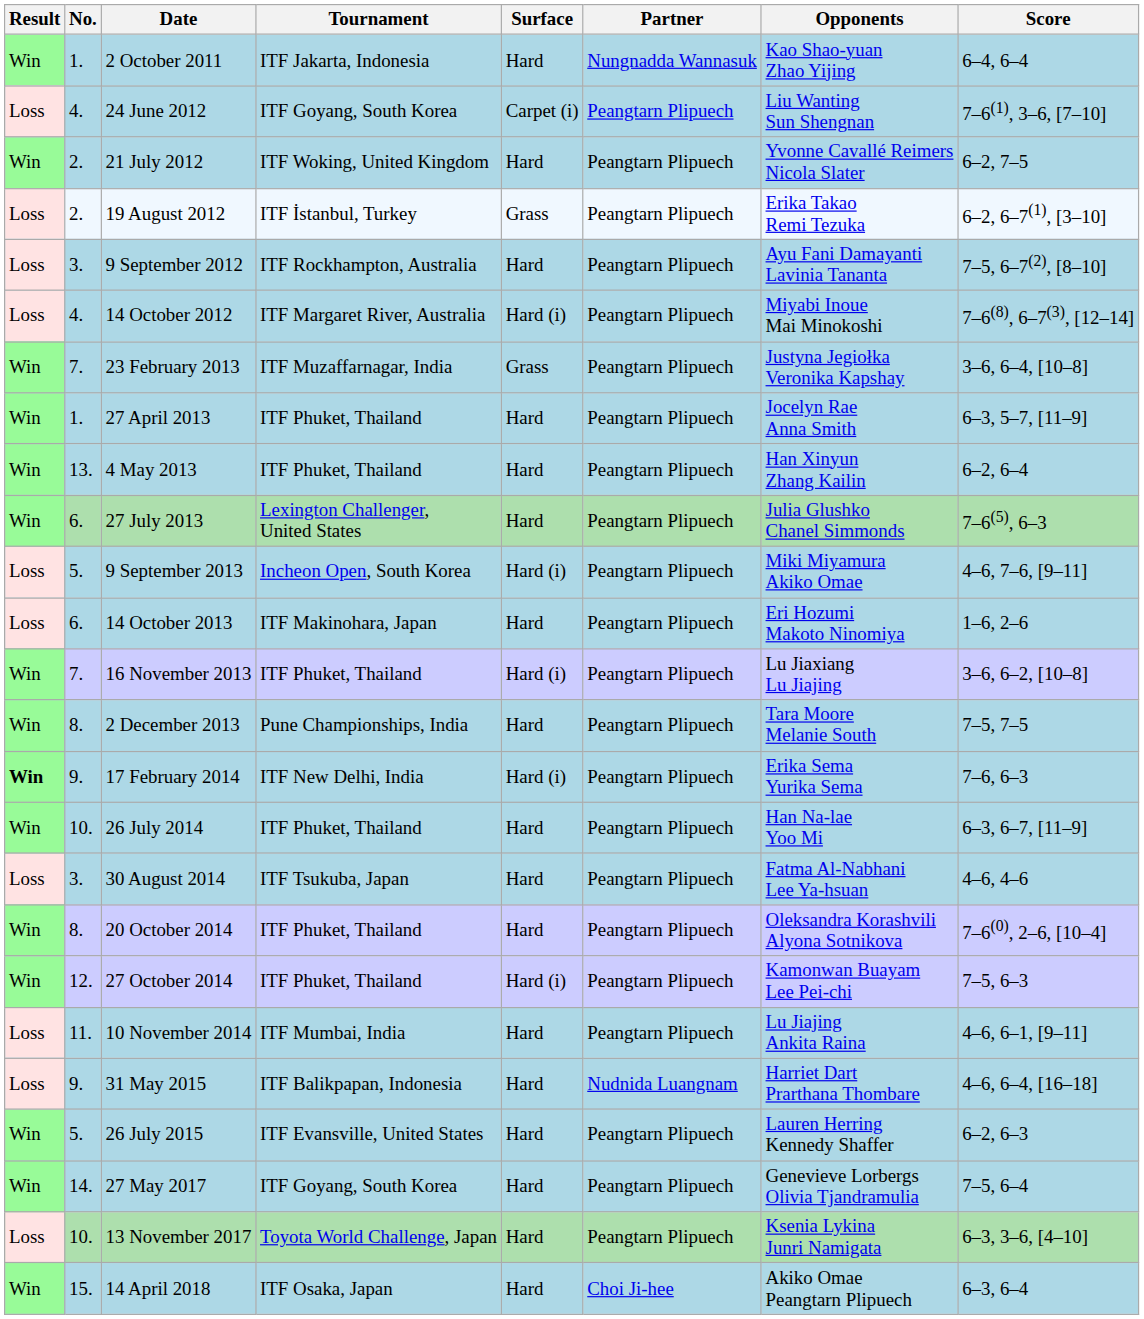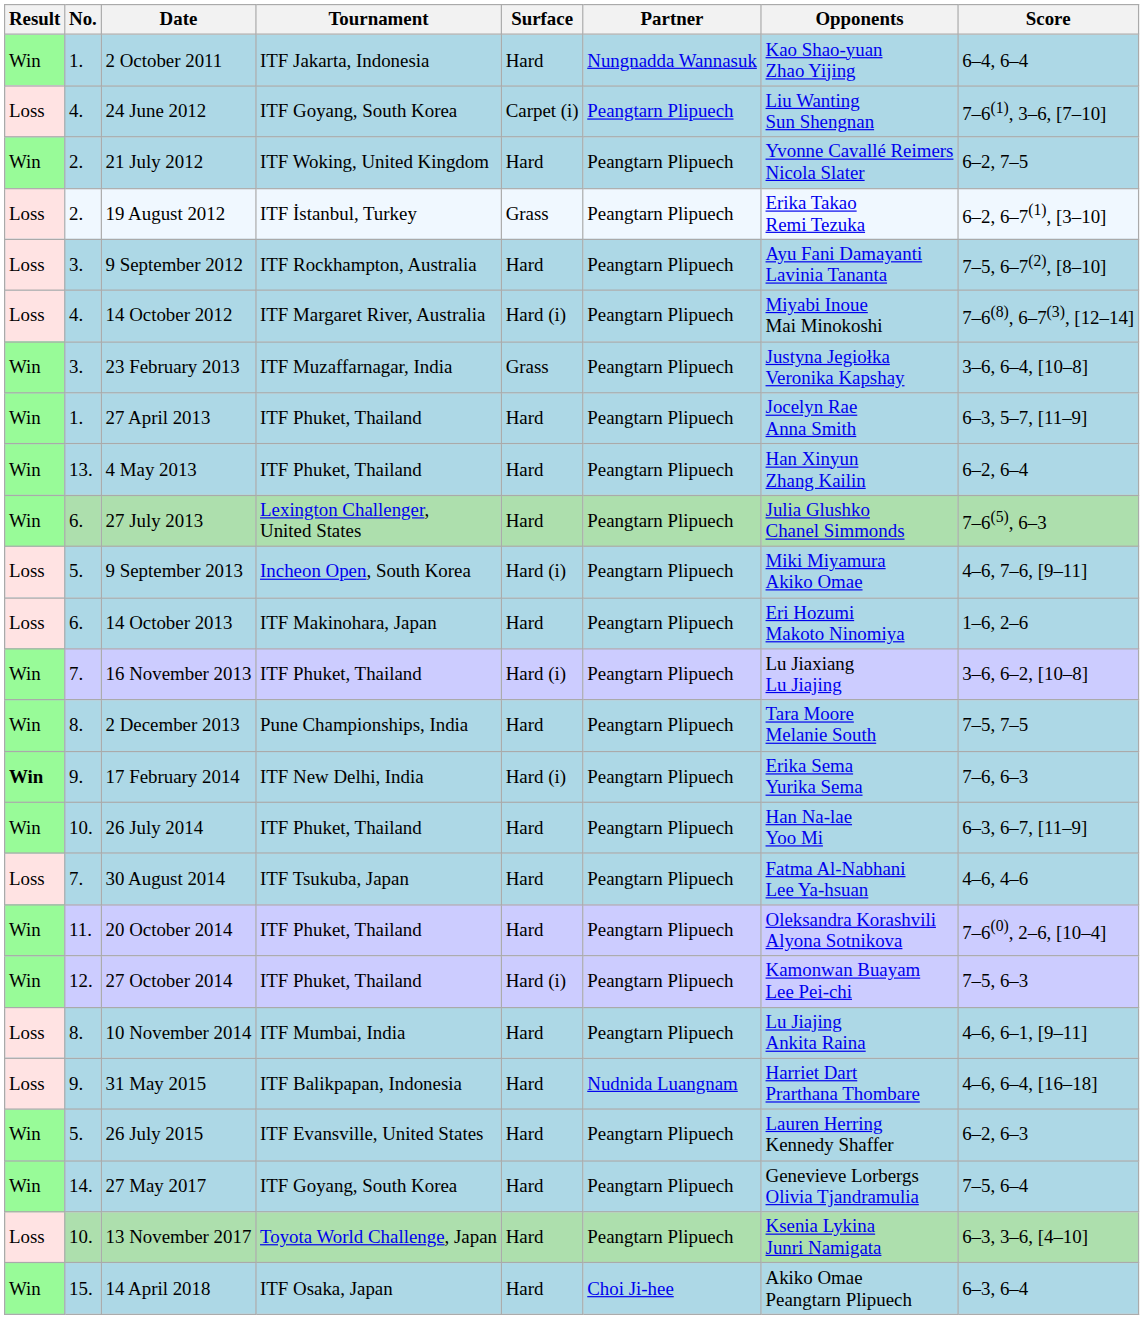(76, 367) 7. -> (76, 367) 3.
(76, 878) 3. -> (76, 878) 7.
(76, 930) 8. -> (80, 930) 11.
(80, 1032) 11. -> (76, 1032) 8.
